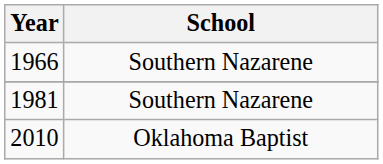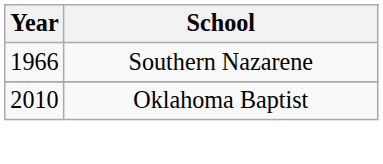- row: (34, 100)
